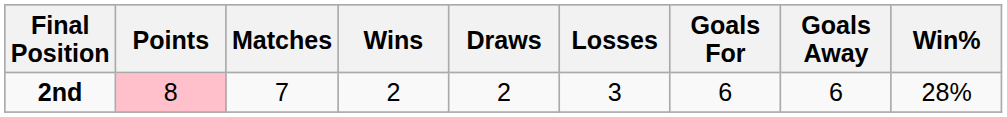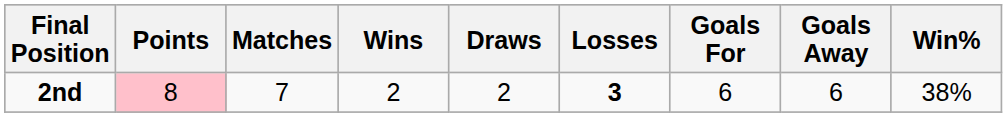(615, 93) normal -> (615, 93) bold
(947, 93) 28% -> (947, 93) 38%
